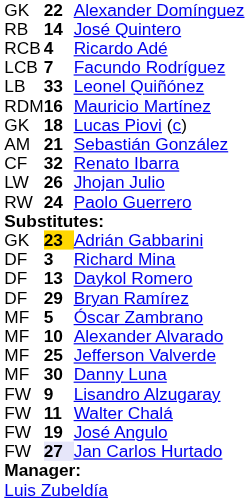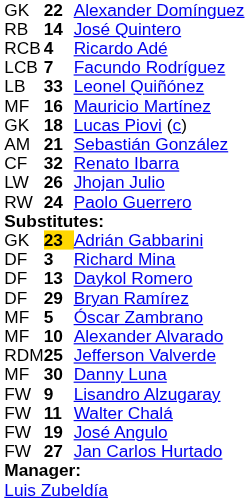(24, 106) RDM -> (17, 106) MF
(17, 355) MF -> (24, 355) RDM
(53, 451) lavender background -> (53, 451) no background
